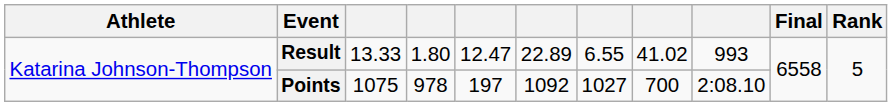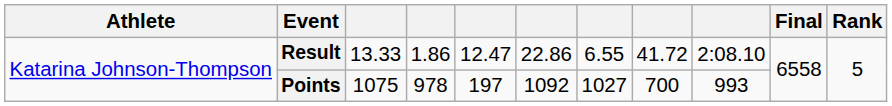(431, 54) 1.80 -> (431, 54) 1.86
(546, 54) 22.89 -> (546, 54) 22.86
(662, 54) 41.02 -> (662, 54) 41.72
(731, 54) 993 -> (731, 54) 2:08.10
(731, 86) 2:08.10 -> (731, 86) 993
